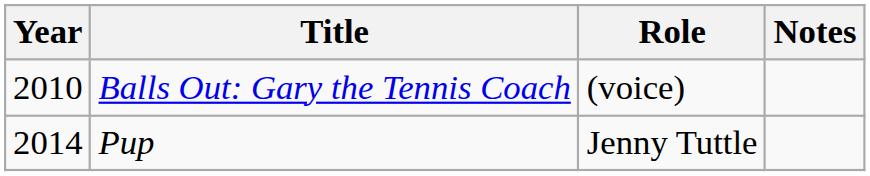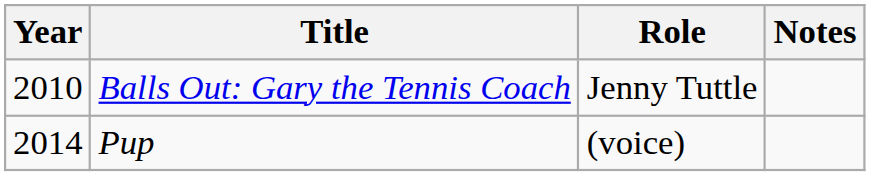(636, 87) (voice) -> (672, 87) Jenny Tuttle
(672, 142) Jenny Tuttle -> (636, 142) (voice)
